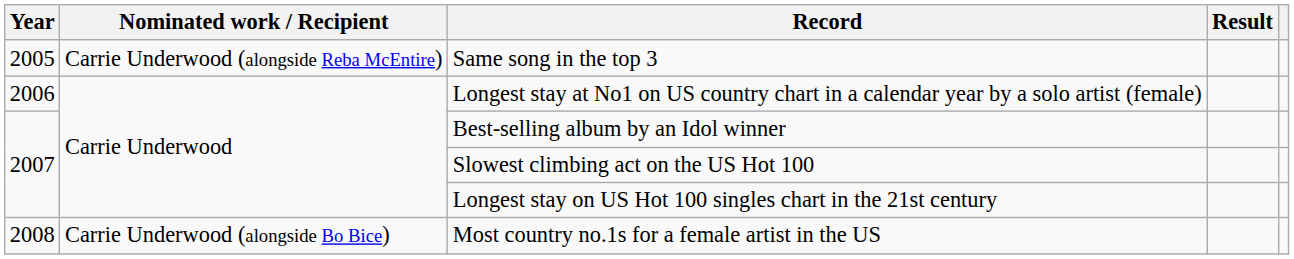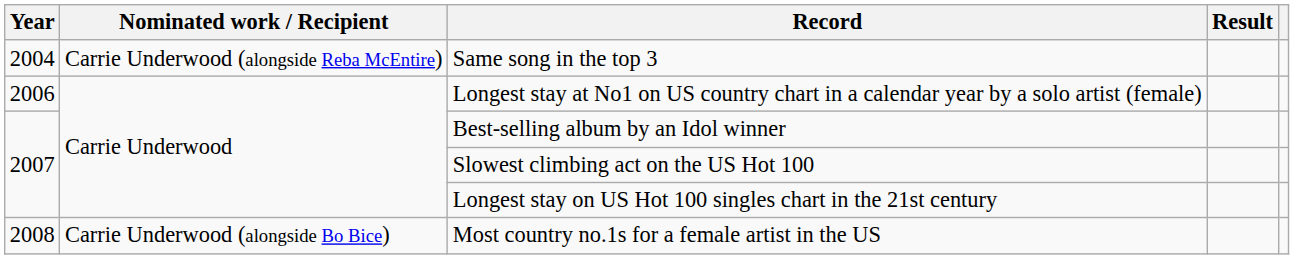(32, 57) 2005 -> (32, 57) 2004
